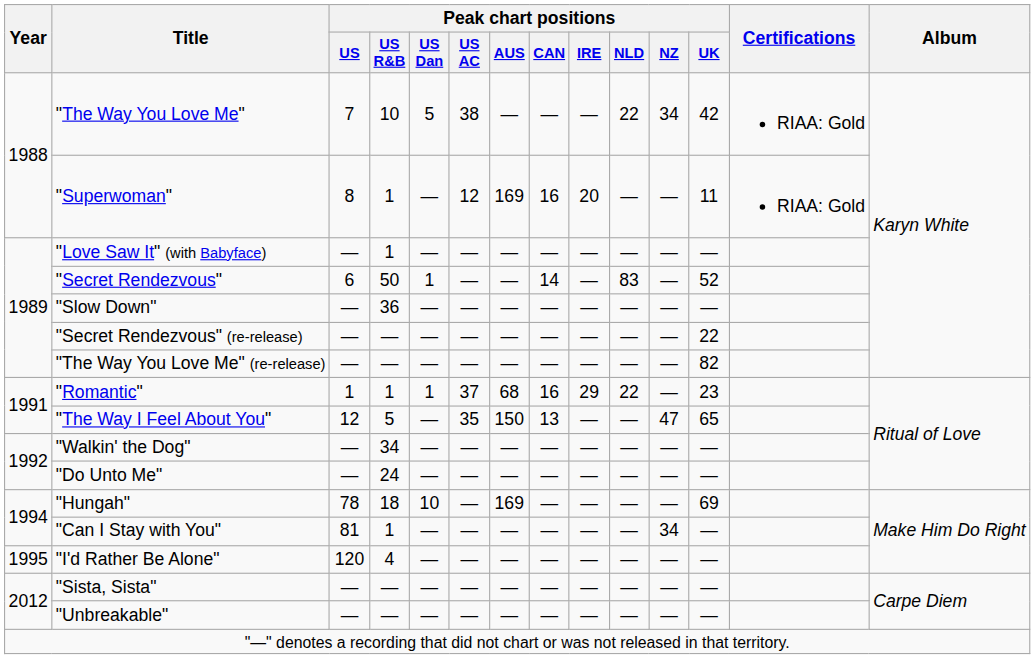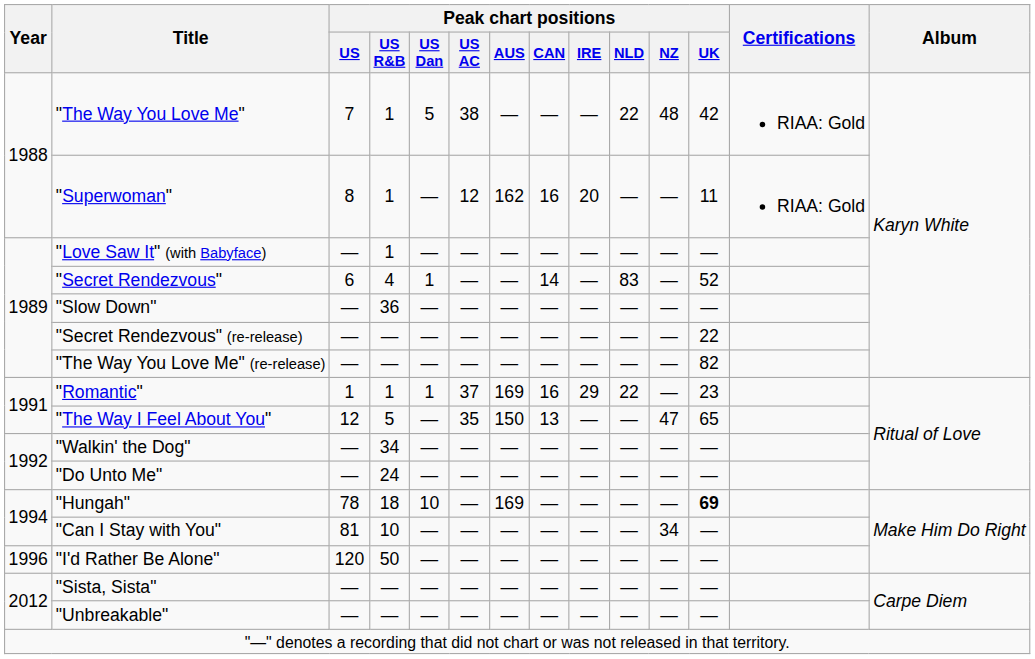(389, 113) 10 -> (389, 113) 1
(669, 113) 34 -> (669, 113) 48
(509, 196) 169 -> (509, 196) 162
(389, 280) 50 -> (389, 280) 4
(509, 391) 68 -> (509, 391) 169
(709, 503) normal -> (709, 503) bold
(389, 531) 1 -> (389, 531) 10
(28, 559) 1995 -> (28, 559) 1996
(389, 559) 4 -> (389, 559) 50
